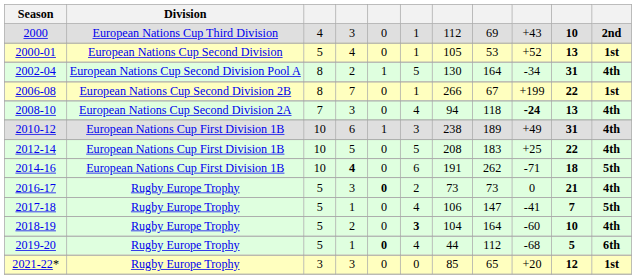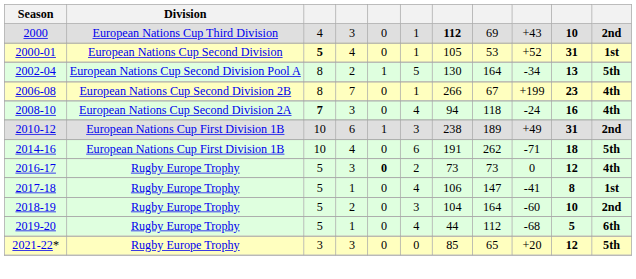(452, 33) normal -> (452, 33) bold
(320, 52) normal -> (320, 52) bold
(572, 52) 13 -> (572, 52) 31
(572, 71) 31 -> (572, 71) 13
(612, 71) 4th -> (612, 71) 5th
(572, 91) 22 -> (572, 91) 23
(612, 91) 1st -> (612, 91) 4th
(320, 110) normal -> (320, 110) bold
(532, 110) bold -> (532, 110) normal
(572, 110) 13 -> (572, 110) 16
(612, 129) 4th -> (612, 129) 2nd
- row: (36, 149)
(352, 168) bold -> (352, 149) normal
(572, 187) 21 -> (572, 168) 12
(572, 206) 7 -> (572, 187) 8
(612, 206) 5th -> (612, 187) 1st
(416, 226) bold -> (416, 206) normal
(612, 226) 4th -> (612, 206) 2nd
(384, 245) bold -> (384, 226) normal
(612, 264) 1st -> (612, 245) 5th
